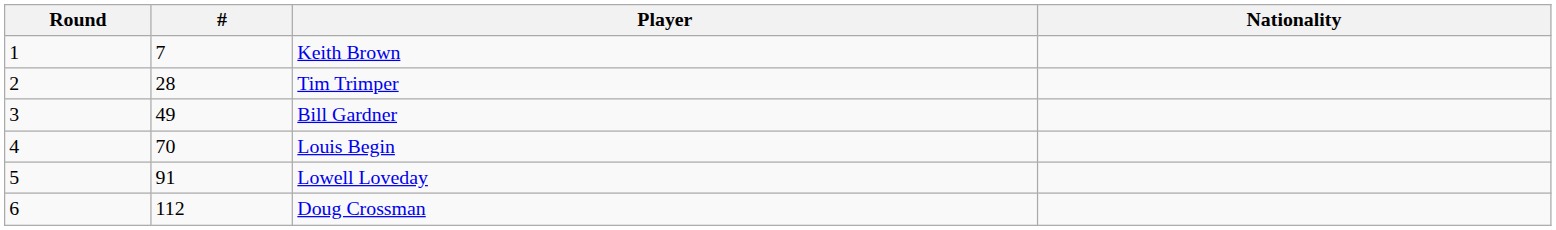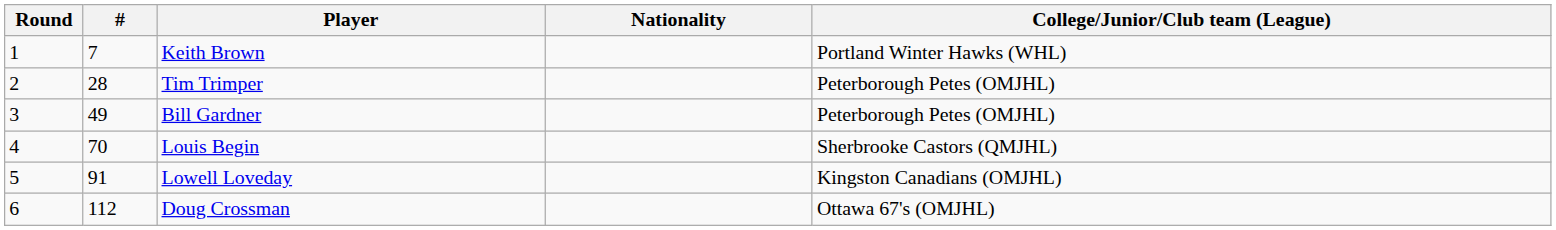+ column: (1182, 20)
